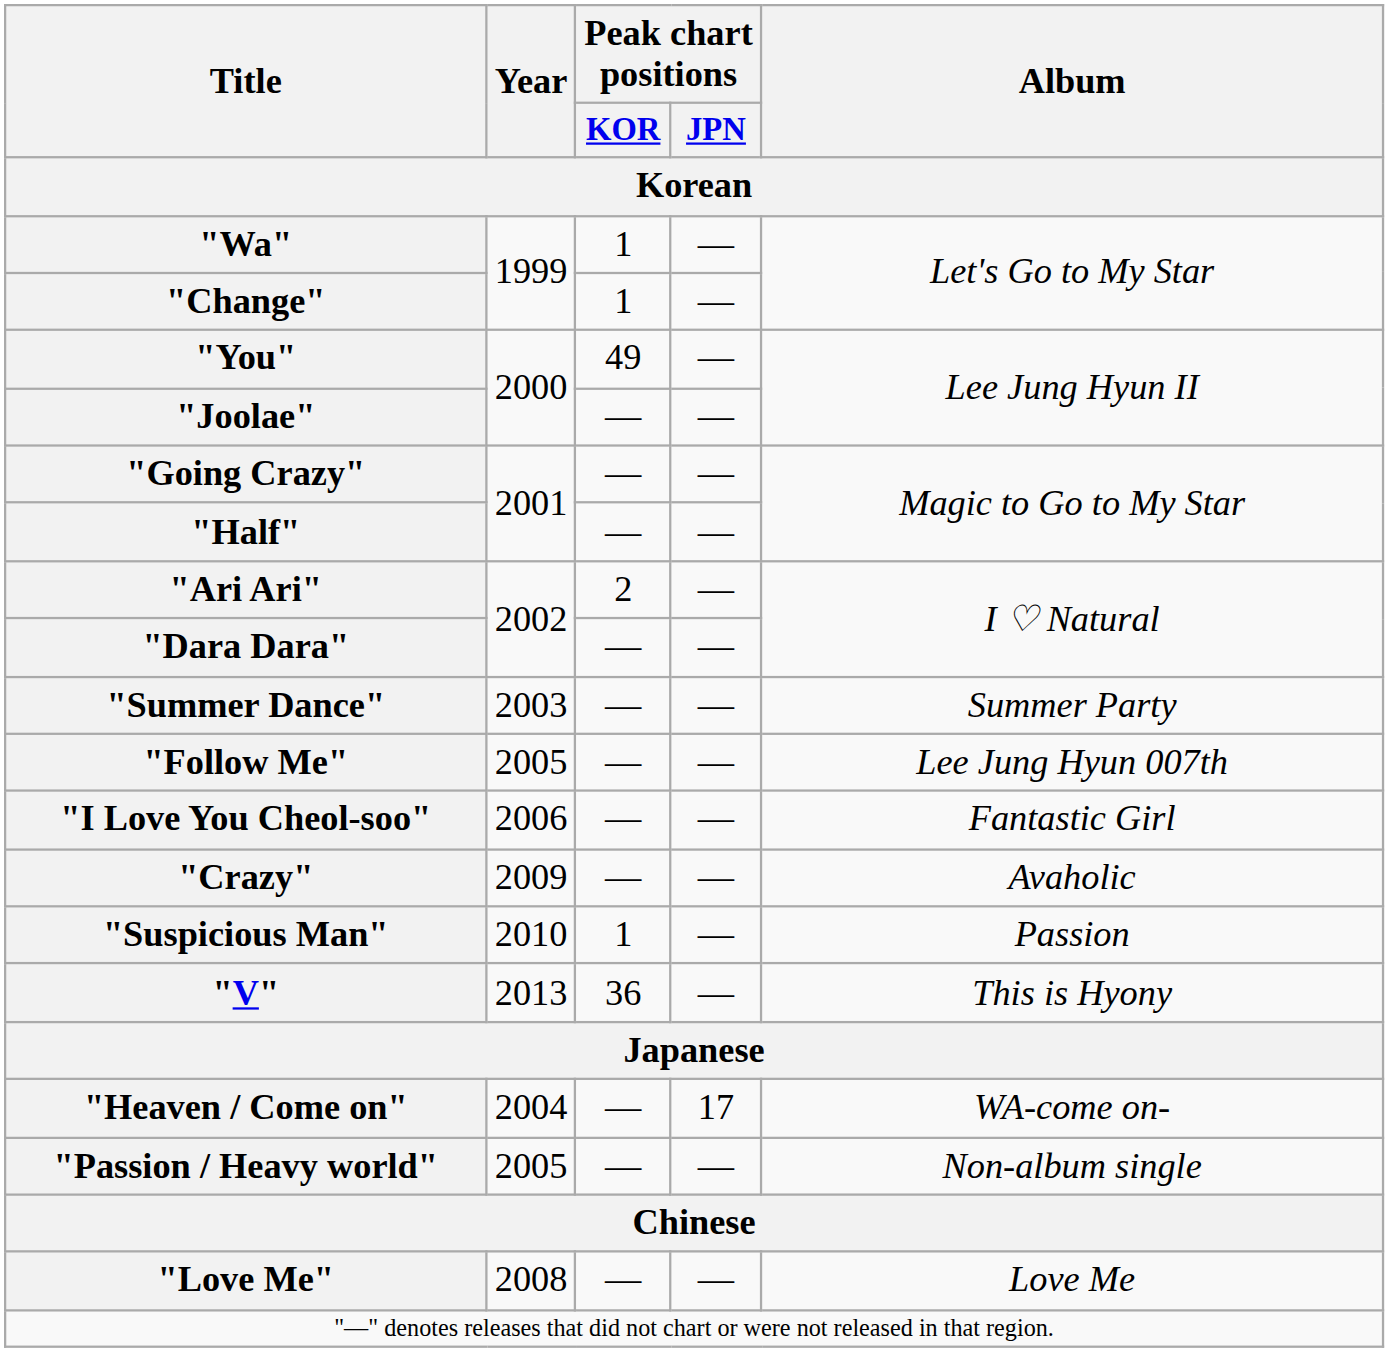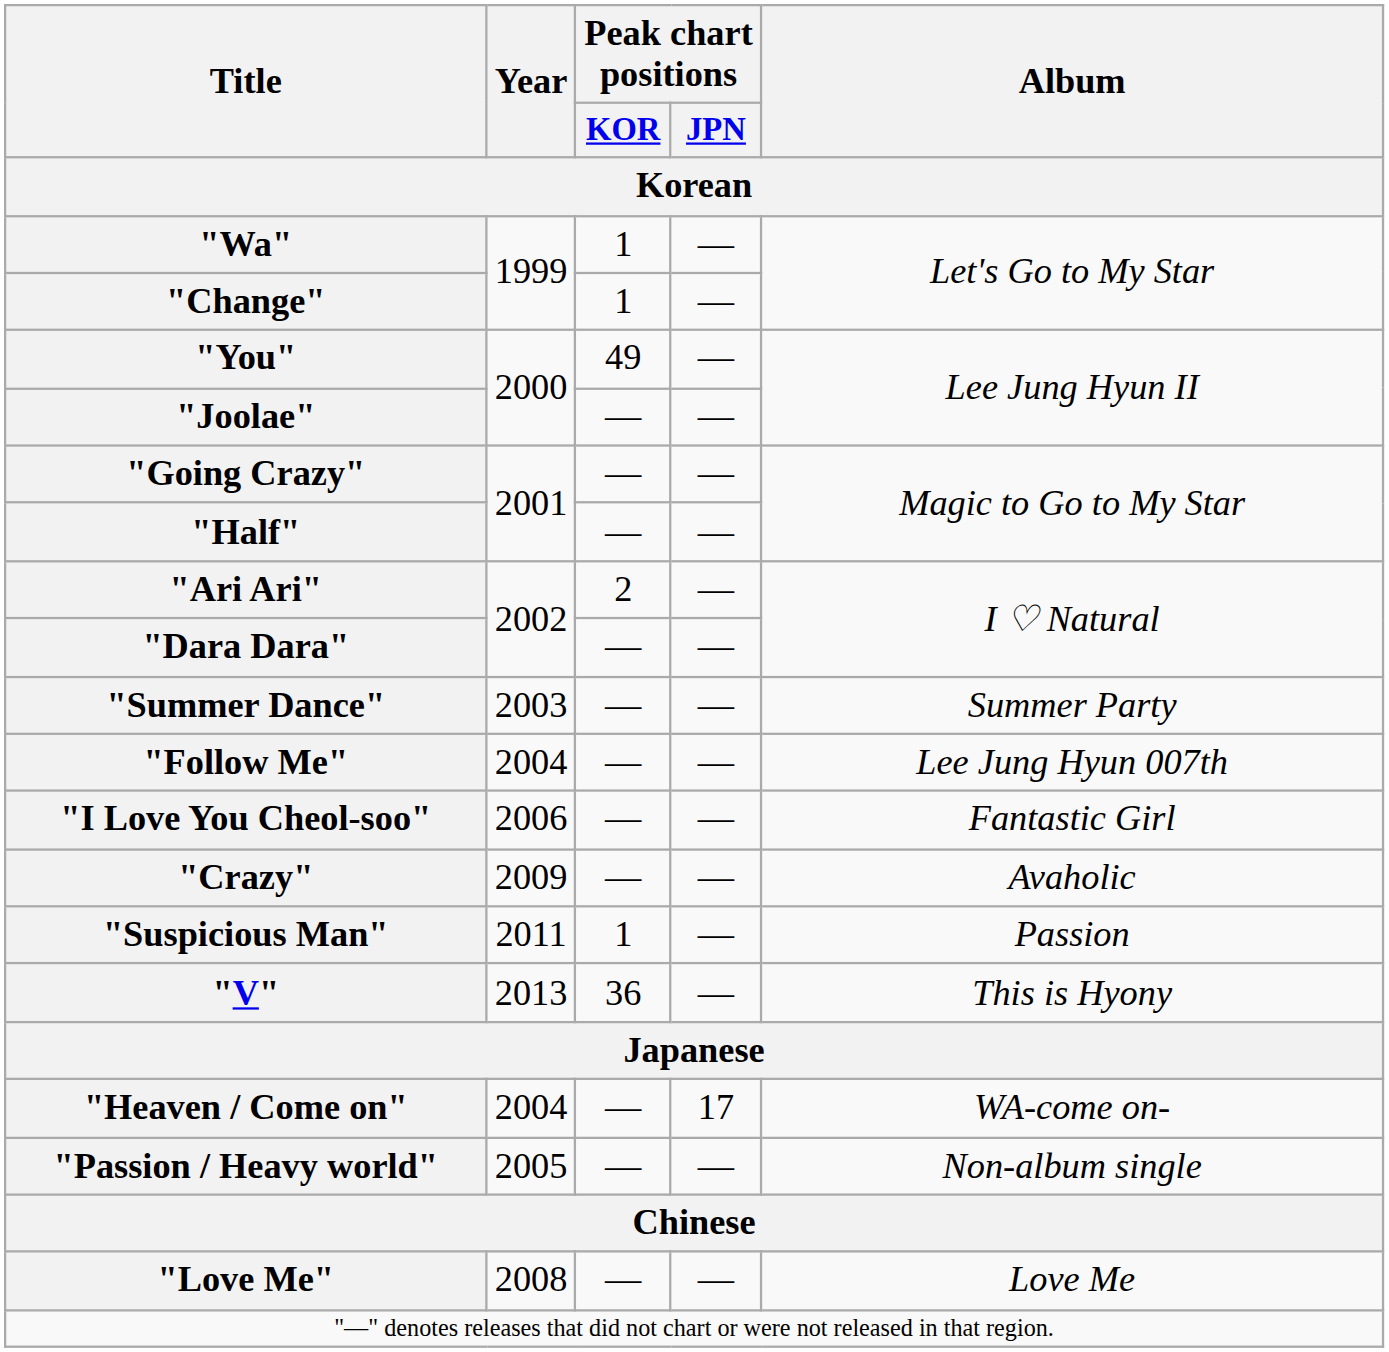(531, 761) 2005 -> (531, 761) 2004
(531, 934) 2010 -> (531, 934) 2011
